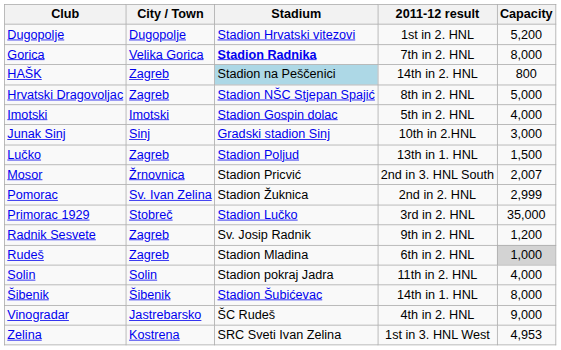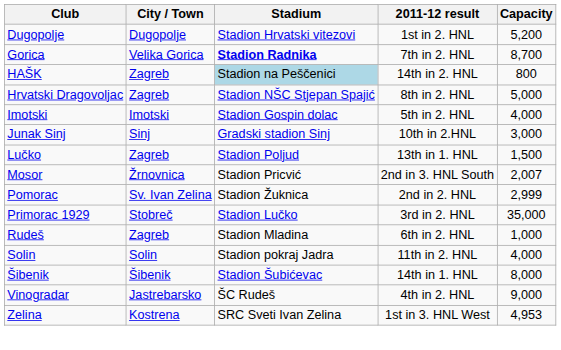(526, 54) 8,000 -> (526, 54) 8,700
- row: (52, 235)
(526, 255) lightgrey background -> (526, 235) no background
